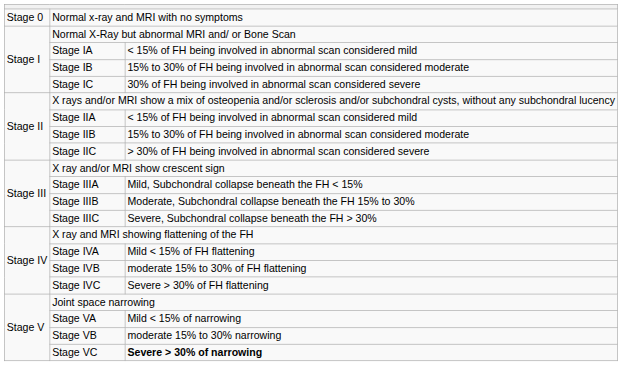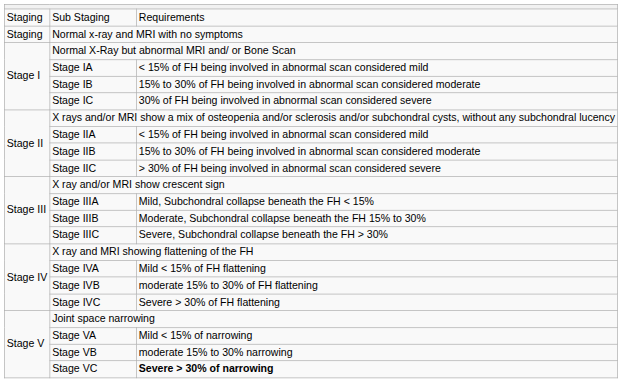+ row: (81, 17)
(25, 17) Stage 0 -> (25, 34) Staging
